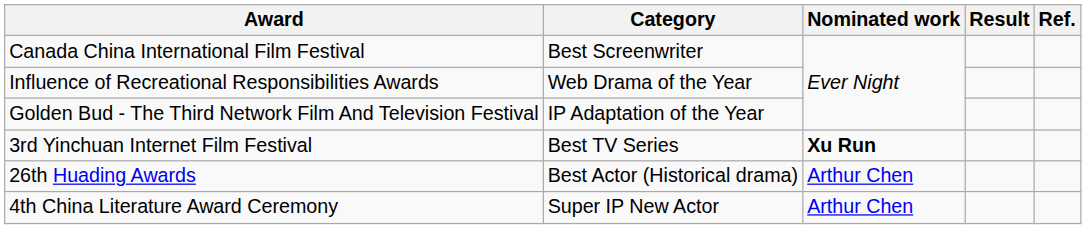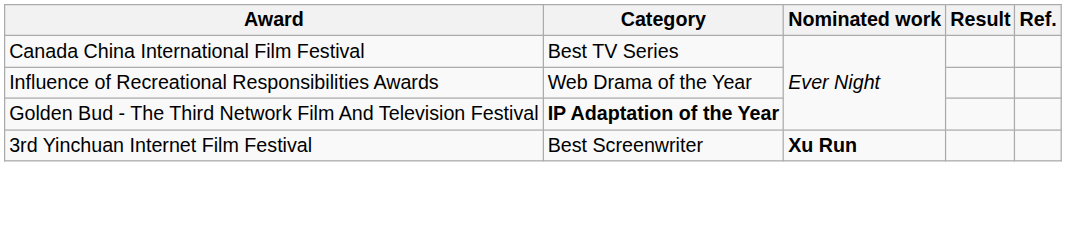(625, 51) Best Screenwriter -> (613, 51) Best TV Series
(656, 113) normal -> (663, 113) bold
(613, 144) Best TV Series -> (625, 144) Best Screenwriter
- row: (103, 176)
- row: (174, 207)
